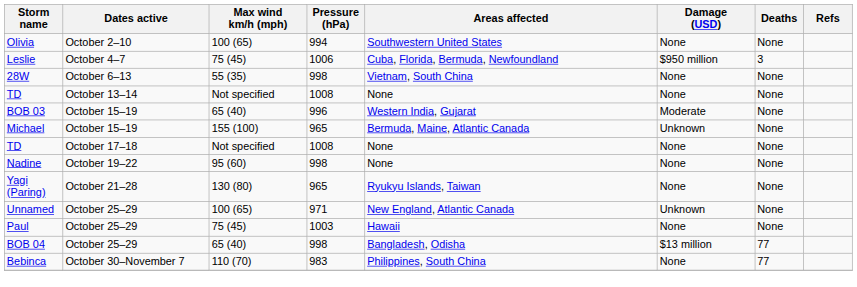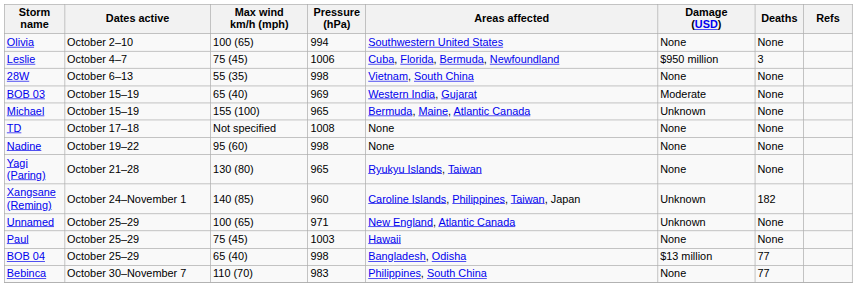- row: (14, 94)
(318, 111) 996 -> (319, 94) 969
+ row: (31, 199)
